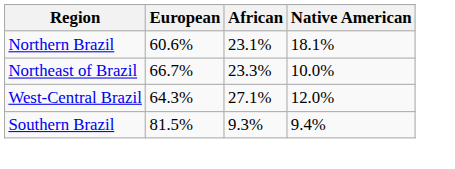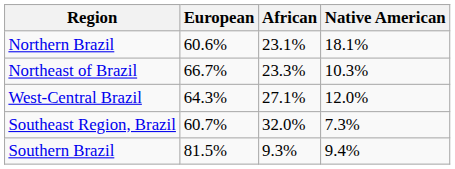(312, 71) 10.0% -> (347, 71) 10.3%
+ row: (92, 124)
